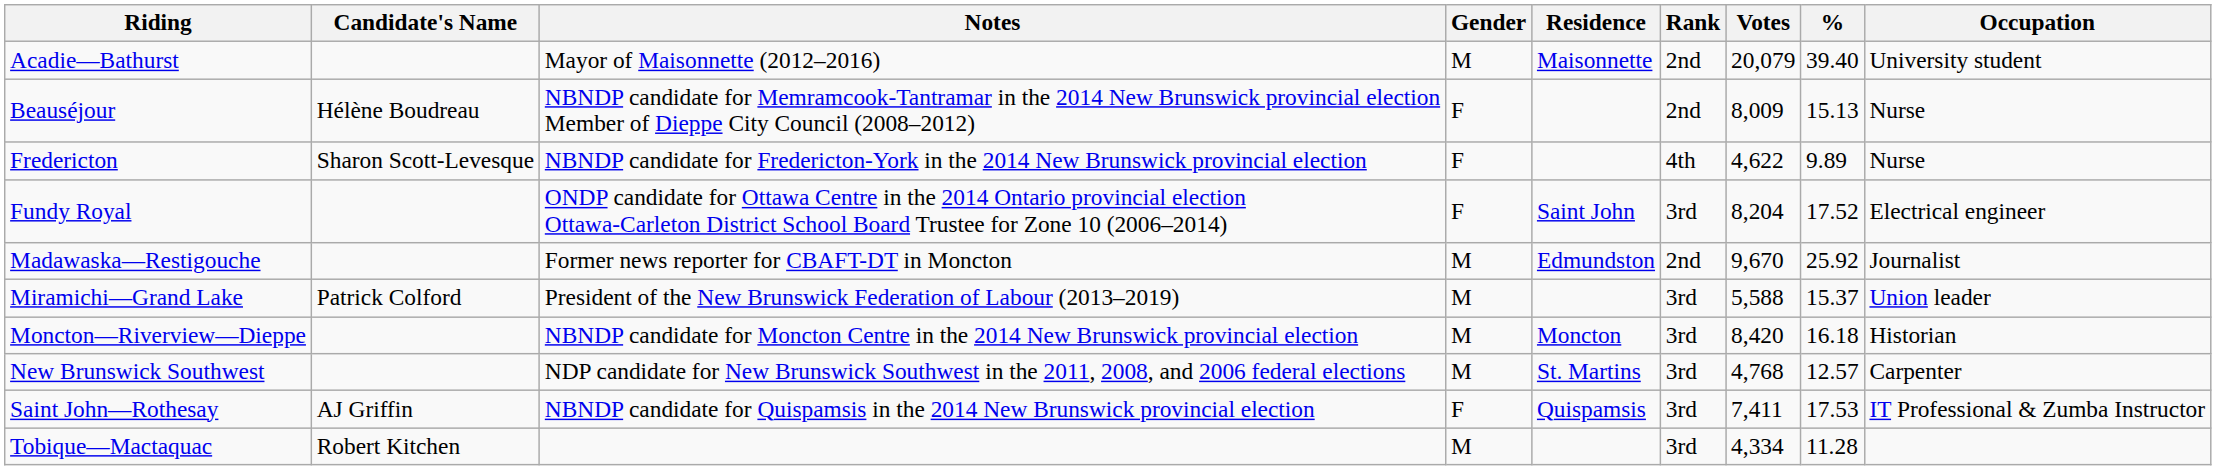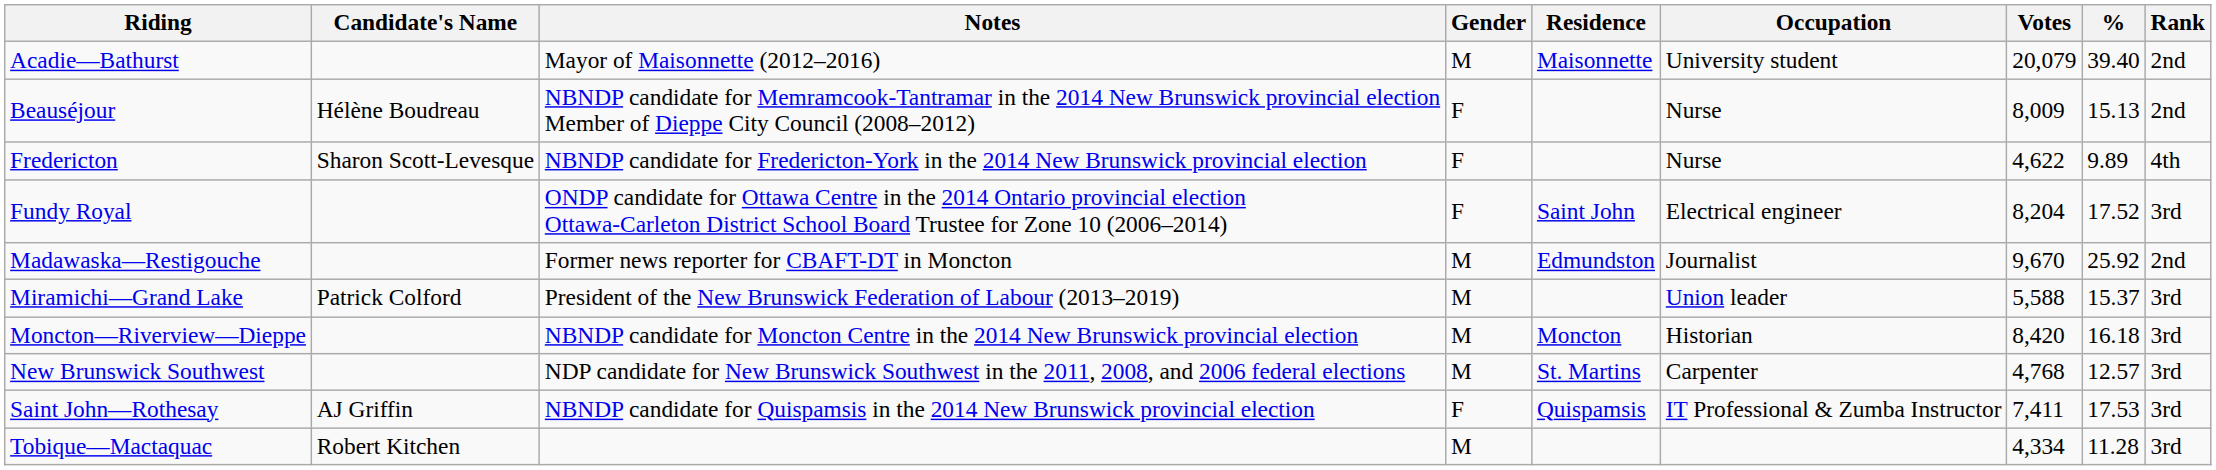columns swapped: (2037, 23) <-> (1693, 23)
